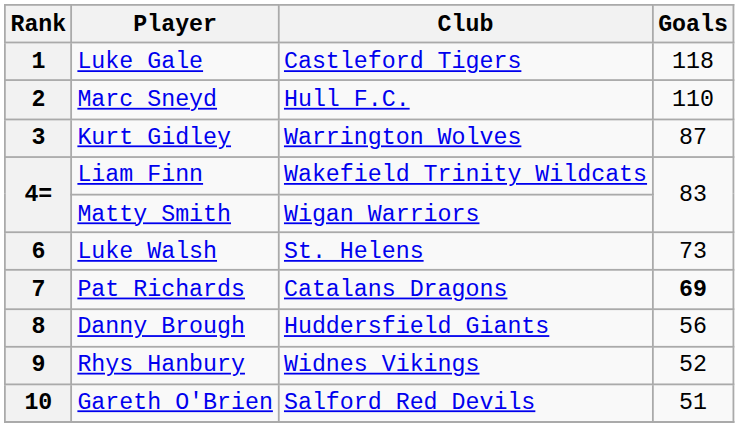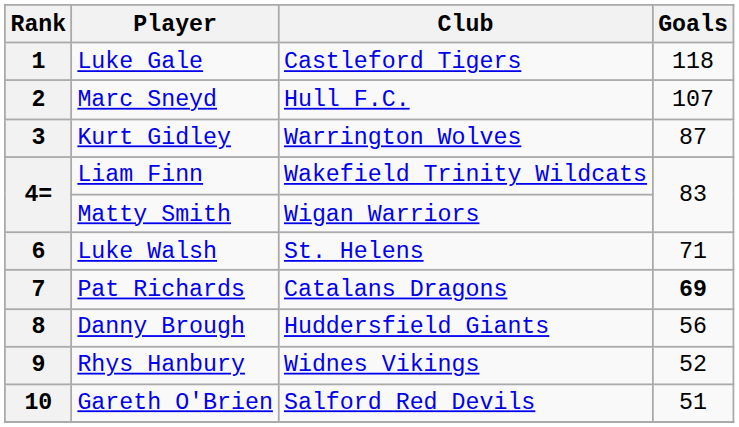(693, 100) 110 -> (693, 100) 107
(693, 251) 73 -> (693, 251) 71
